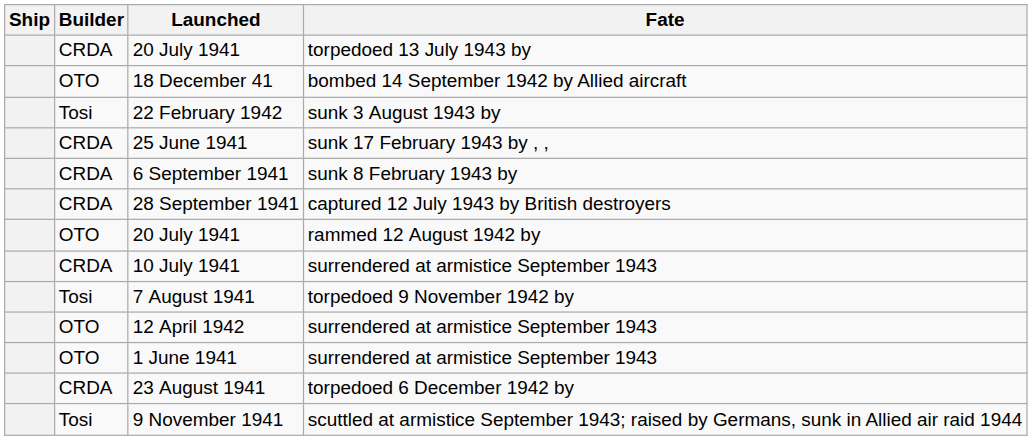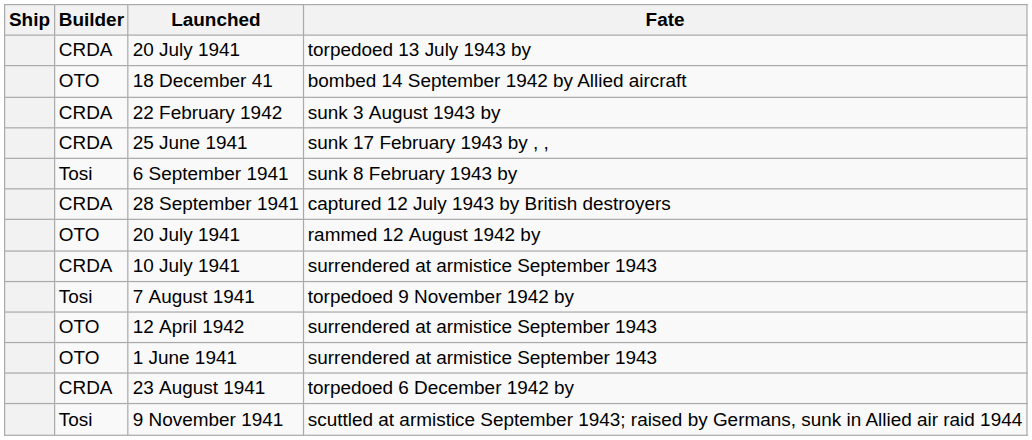(76, 111) Tosi -> (86, 111) CRDA
(86, 173) CRDA -> (76, 173) Tosi
